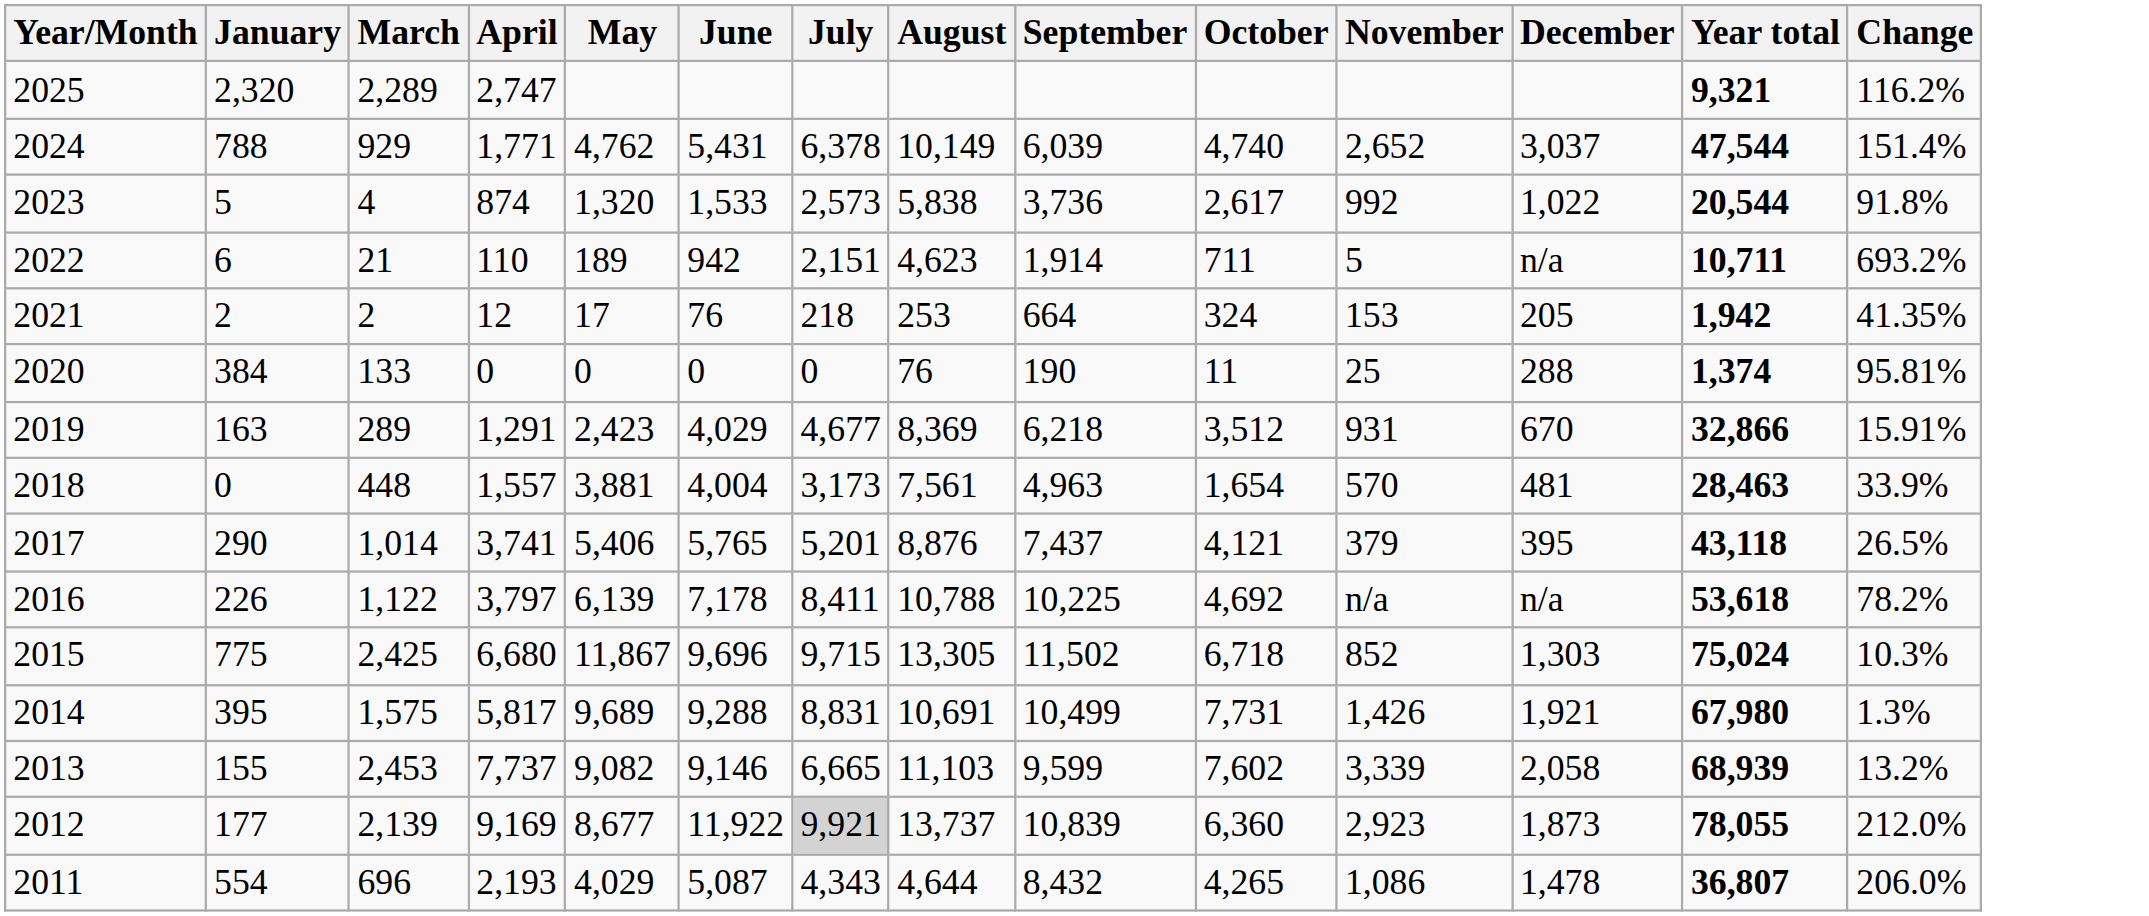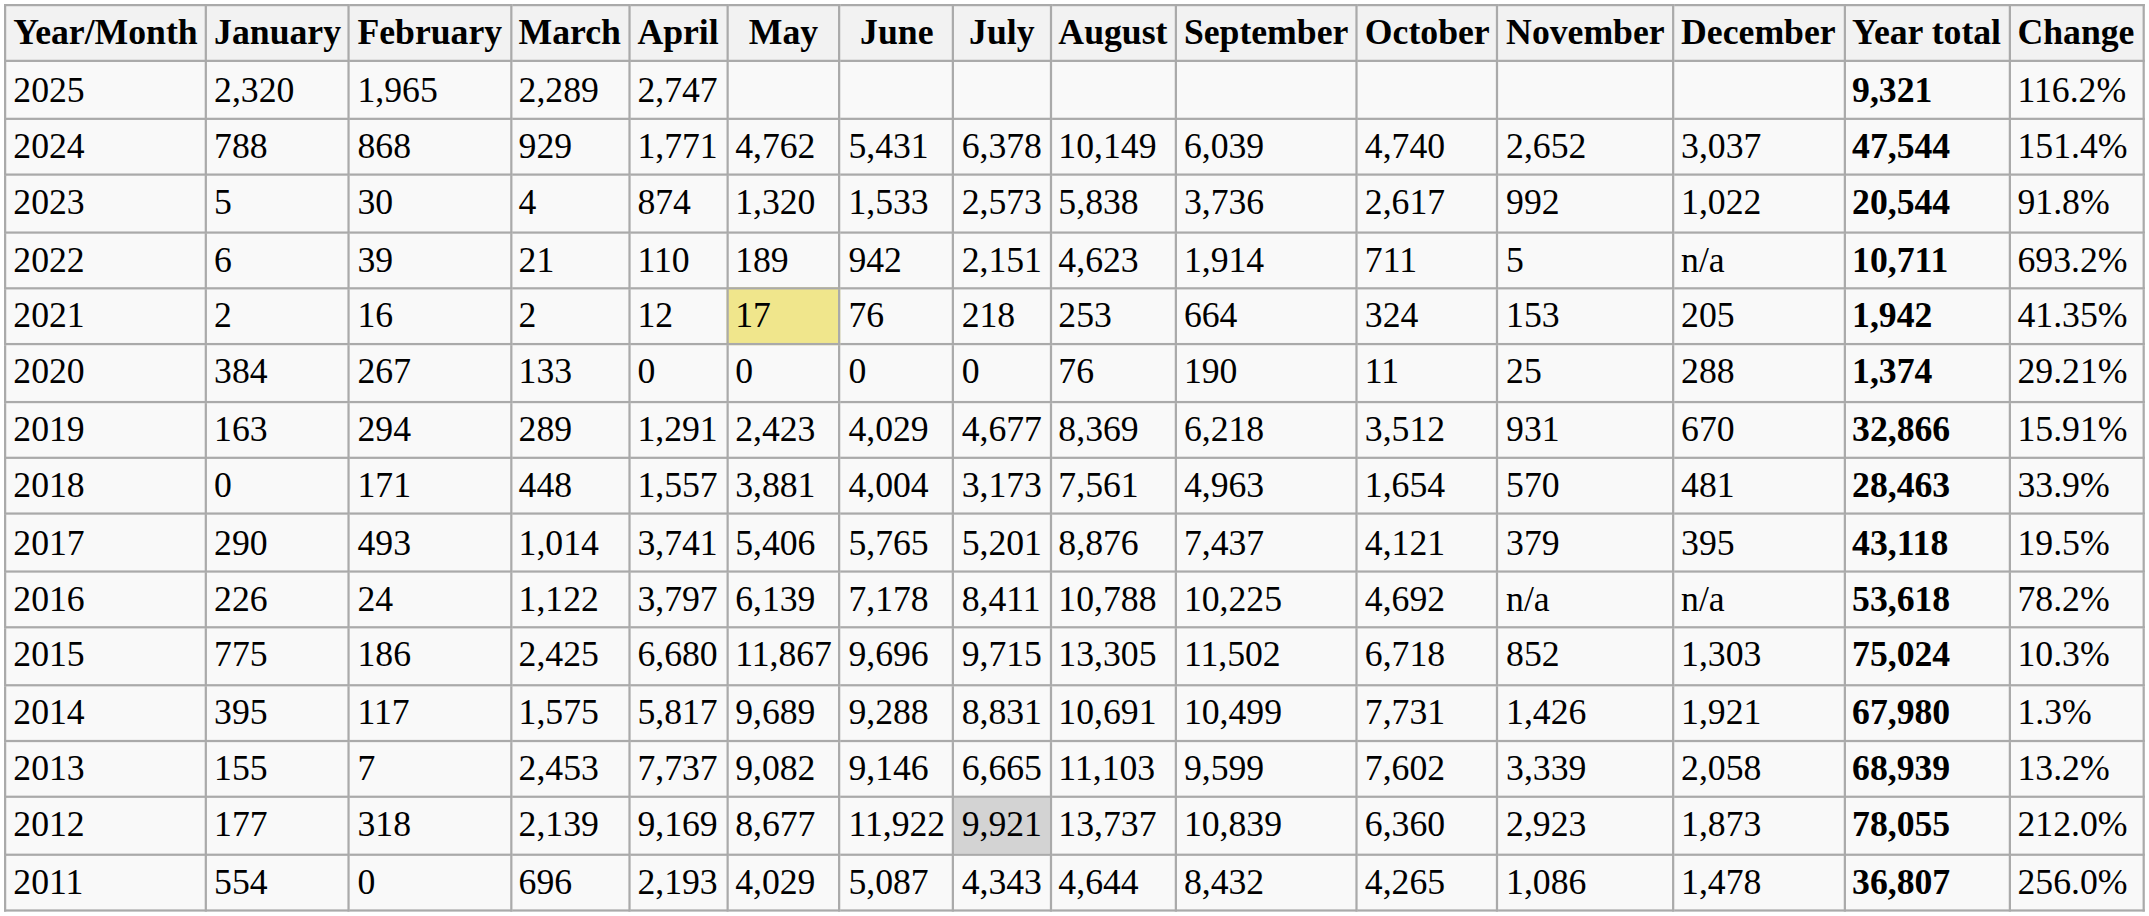+ column: (430, 32)
(592, 315) no background -> (753, 315) khaki background
(1911, 372) 95.81% -> (2072, 372) 29.21%
(1902, 542) 26.5% -> (2064, 542) 19.5%
(1911, 881) 206.0% -> (2072, 881) 256.0%
